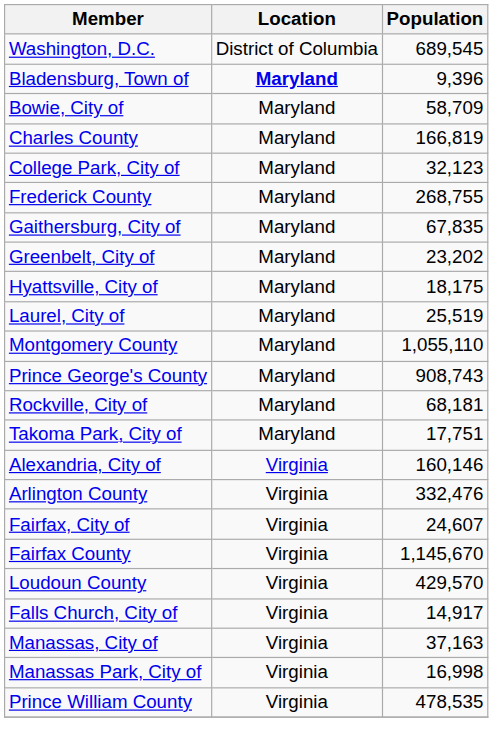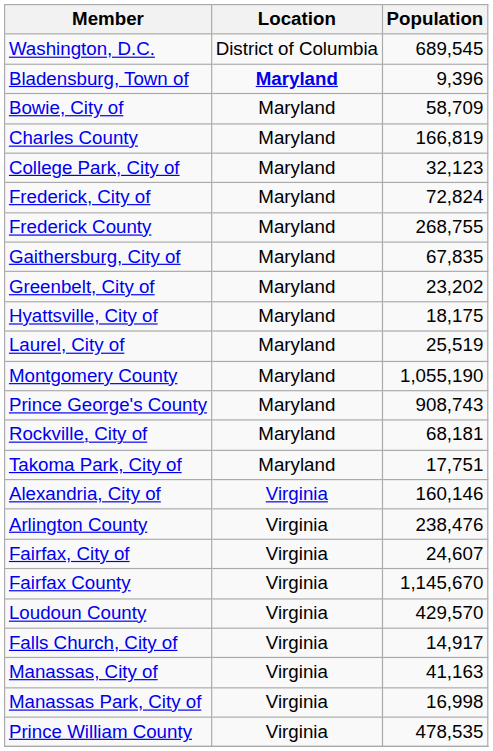+ row: (80, 197)
(442, 345) 1,055,110 -> (442, 375) 1,055,190
(449, 494) 332,476 -> (449, 524) 238,476
(455, 642) 37,163 -> (455, 672) 41,163
